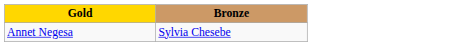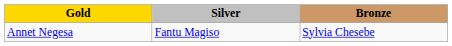+ column: (226, 13)
